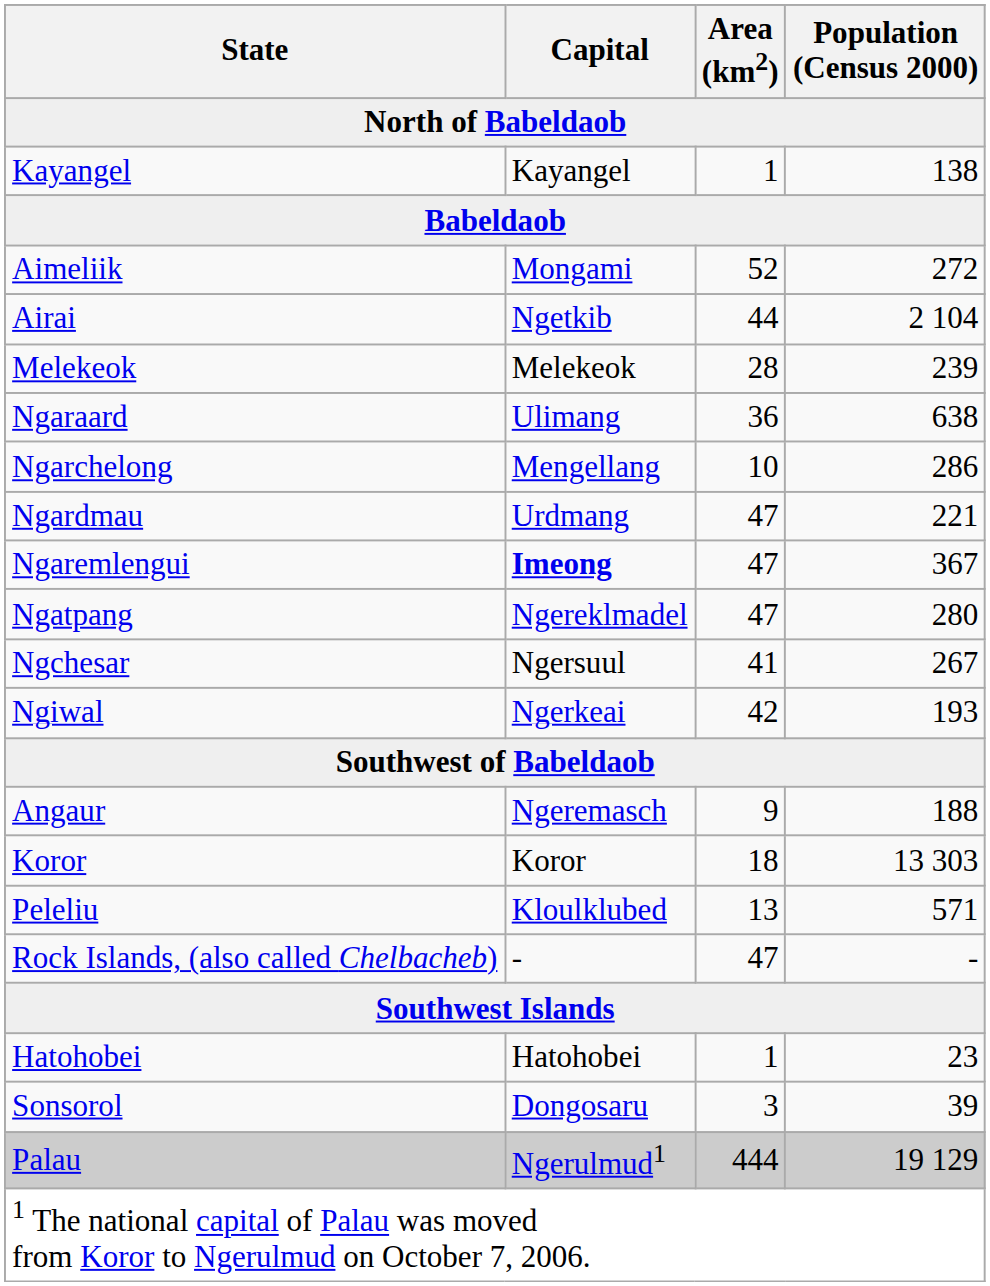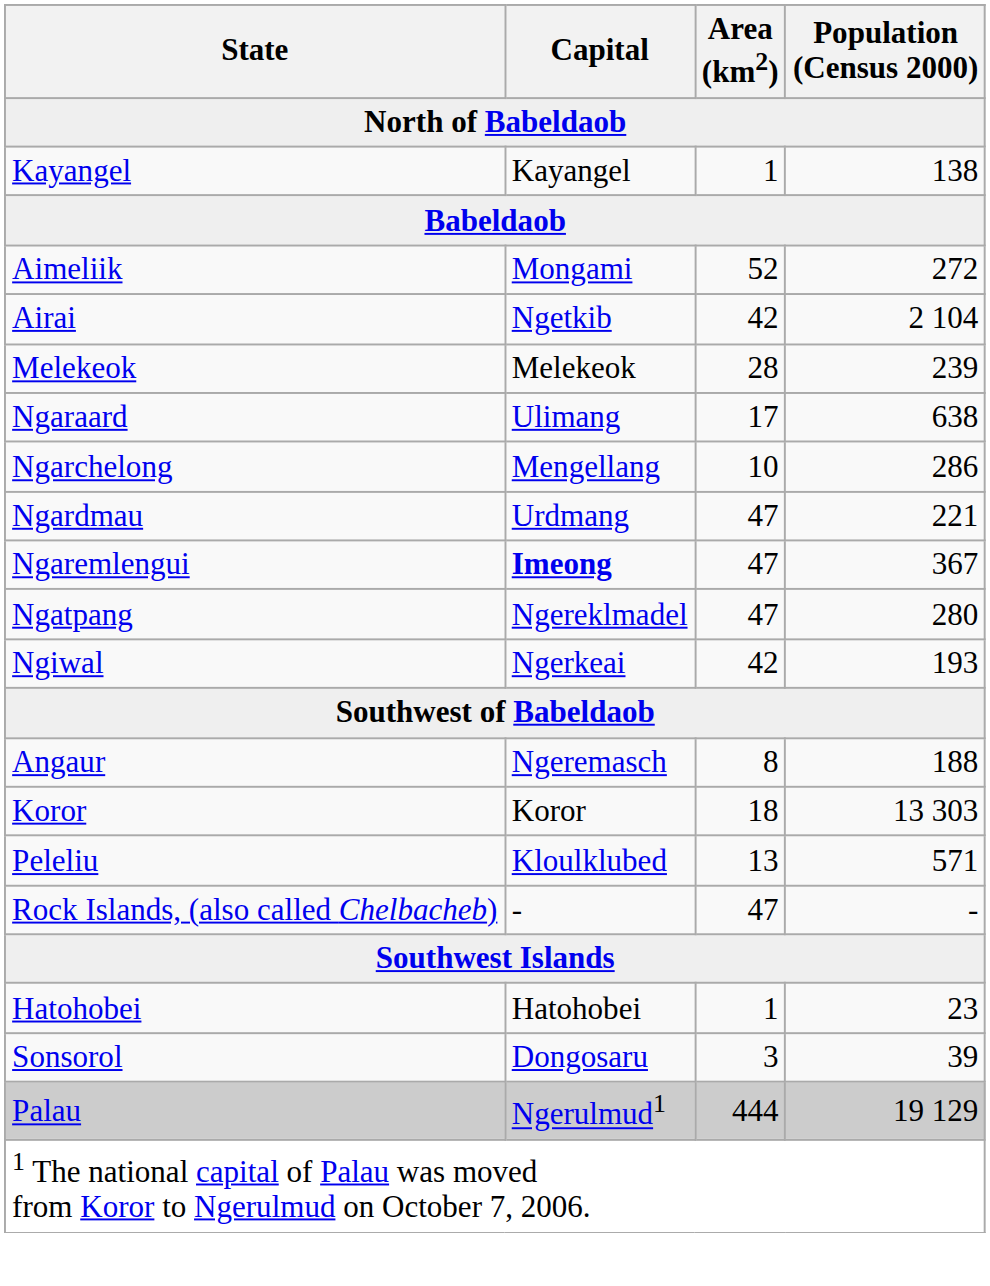(763, 318) 44 -> (763, 318) 42
(763, 417) 36 -> (763, 417) 17
- row: (71, 663)
(771, 810) 9 -> (771, 761) 8
